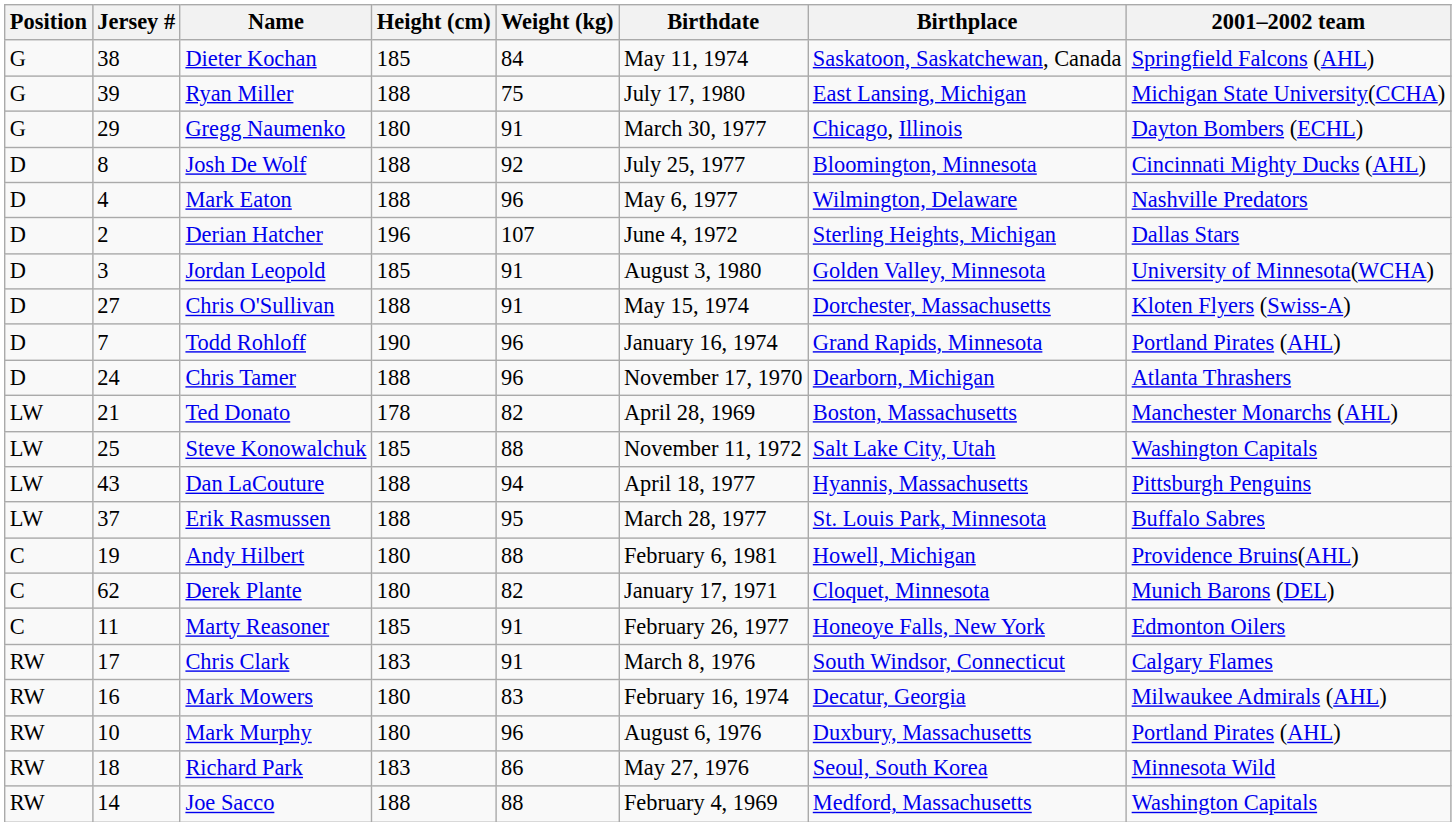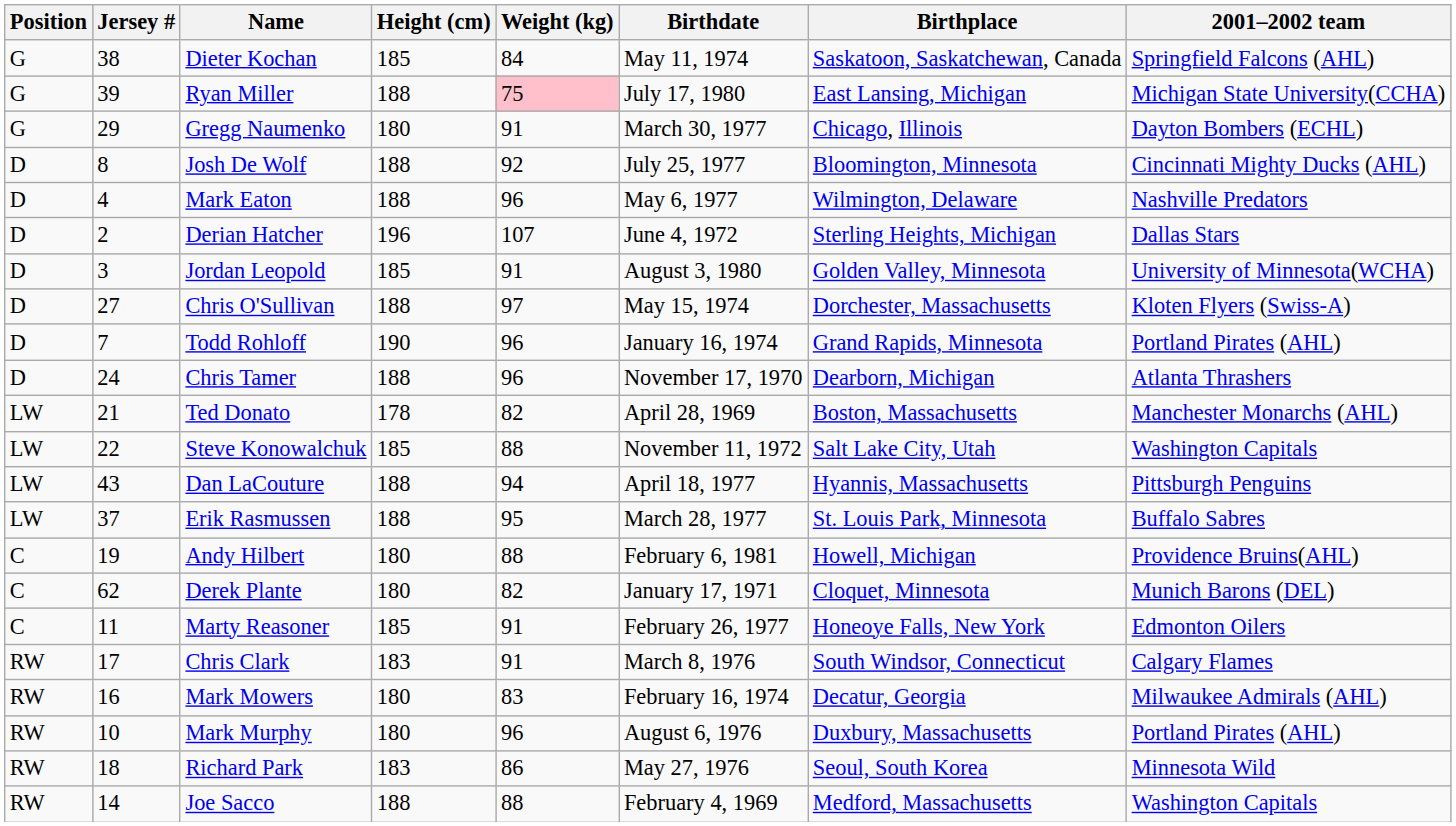(512, 93) no background -> (512, 93) pink background
(512, 306) 91 -> (512, 306) 97
(109, 448) 25 -> (109, 448) 22
